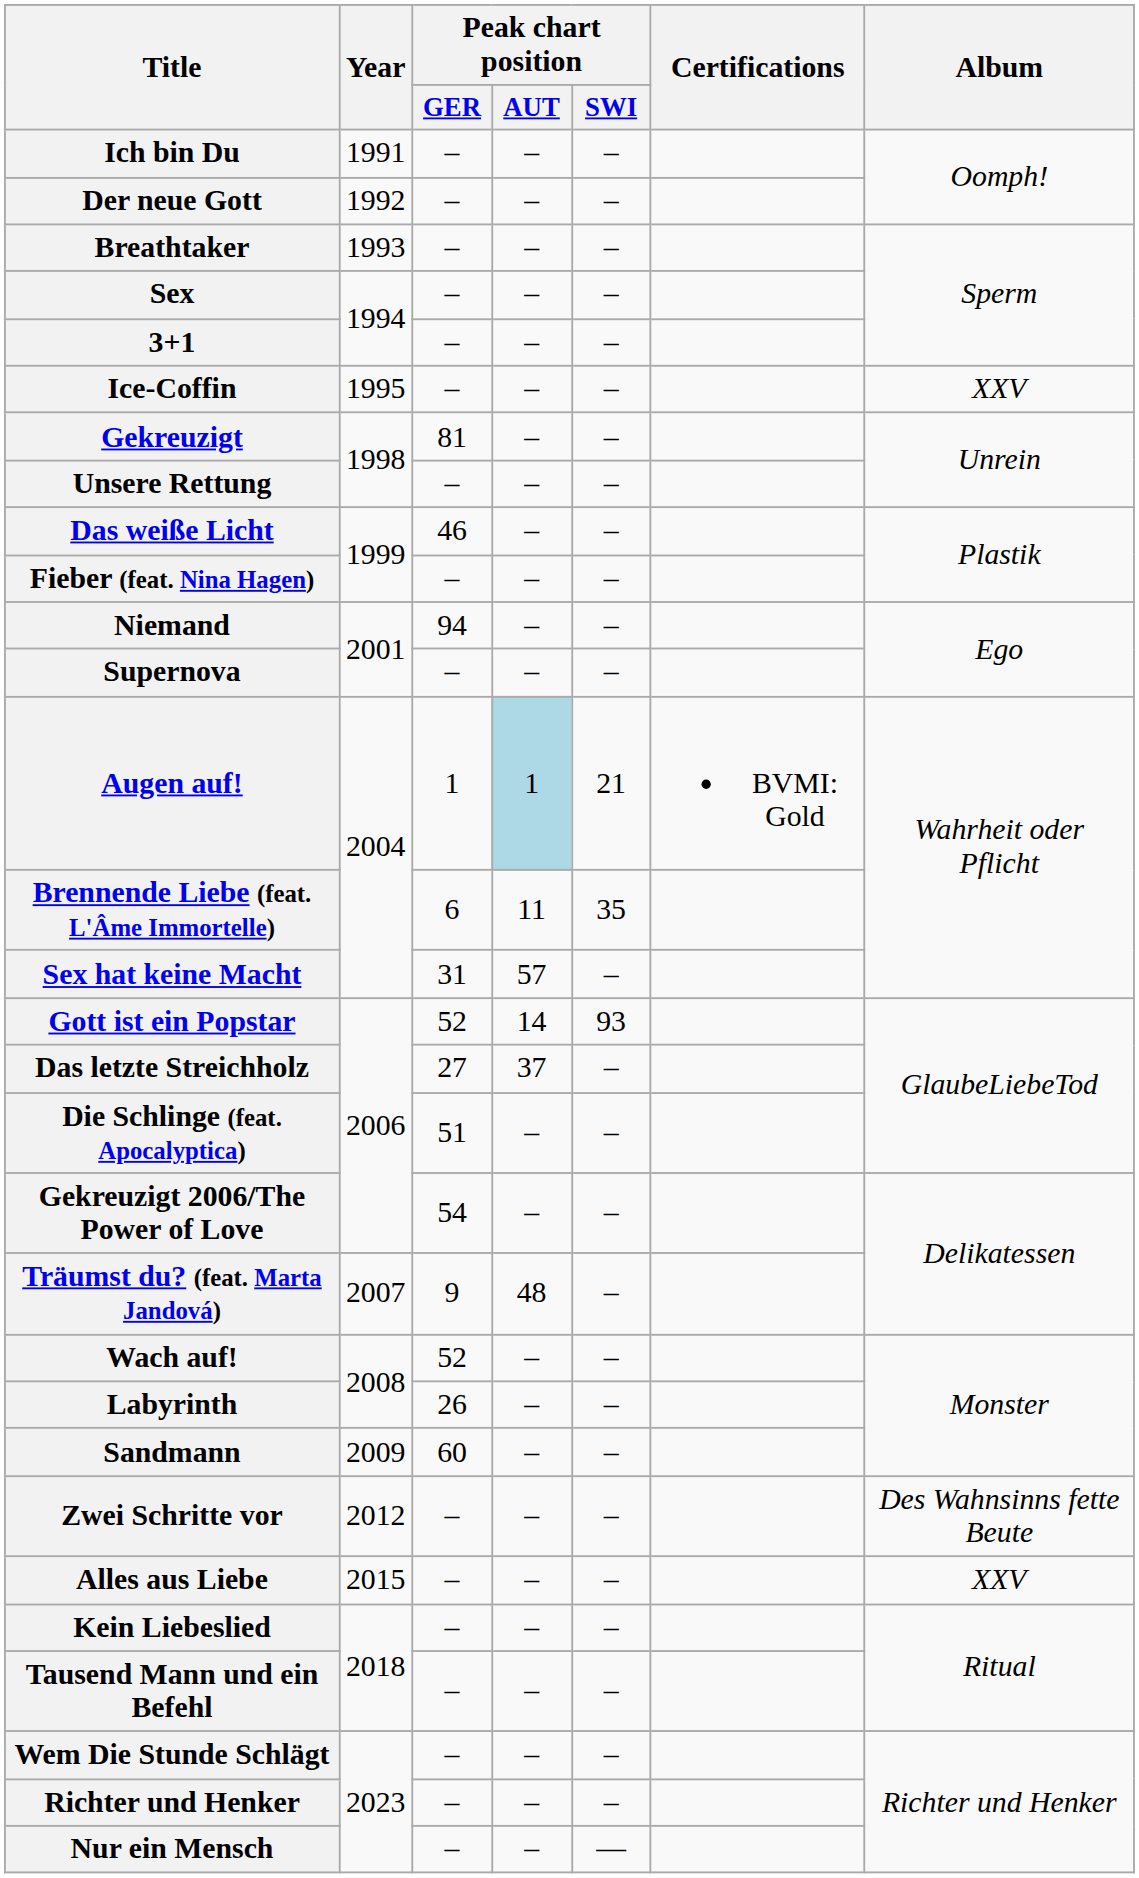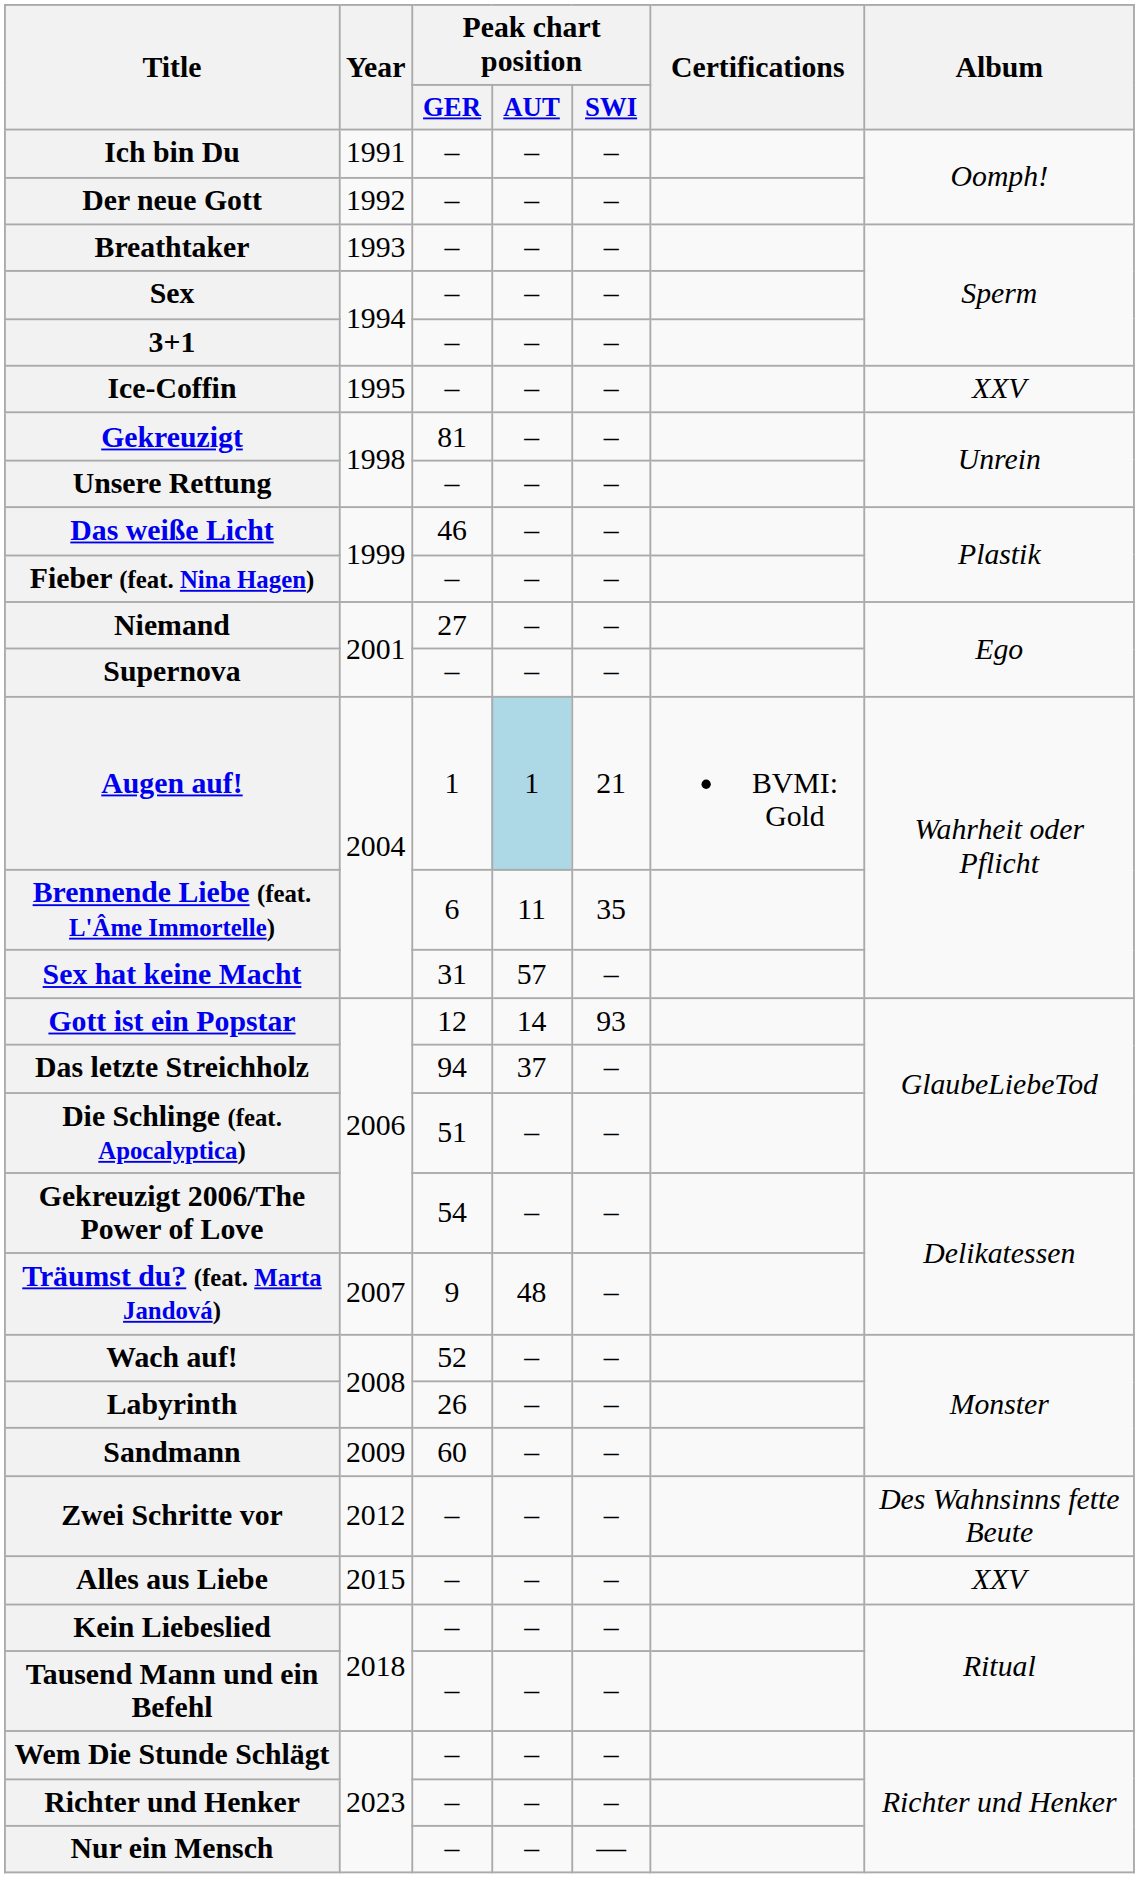(452, 624) 94 -> (452, 624) 27
(452, 1020) 52 -> (452, 1020) 12
(452, 1068) 27 -> (452, 1068) 94
